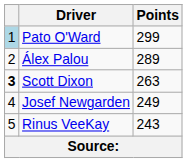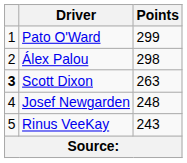(12, 37) lightblue background -> (12, 37) no background
(148, 59) 289 -> (148, 59) 298
(148, 103) 249 -> (148, 103) 248
